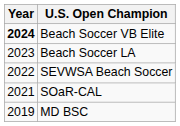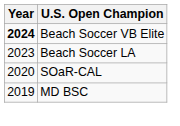- row: (106, 72)
(21, 92) 2021 -> (21, 72) 2020
